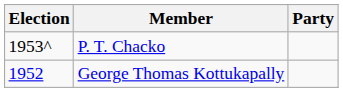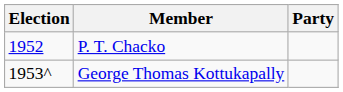(30, 45) 1953^ -> (26, 45) 1952
(26, 73) 1952 -> (30, 73) 1953^
